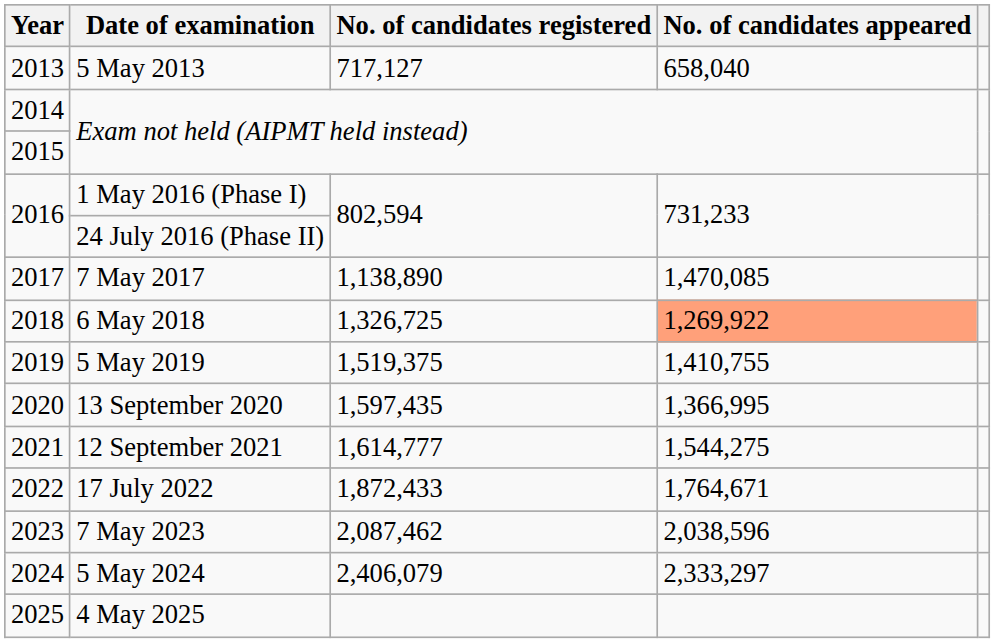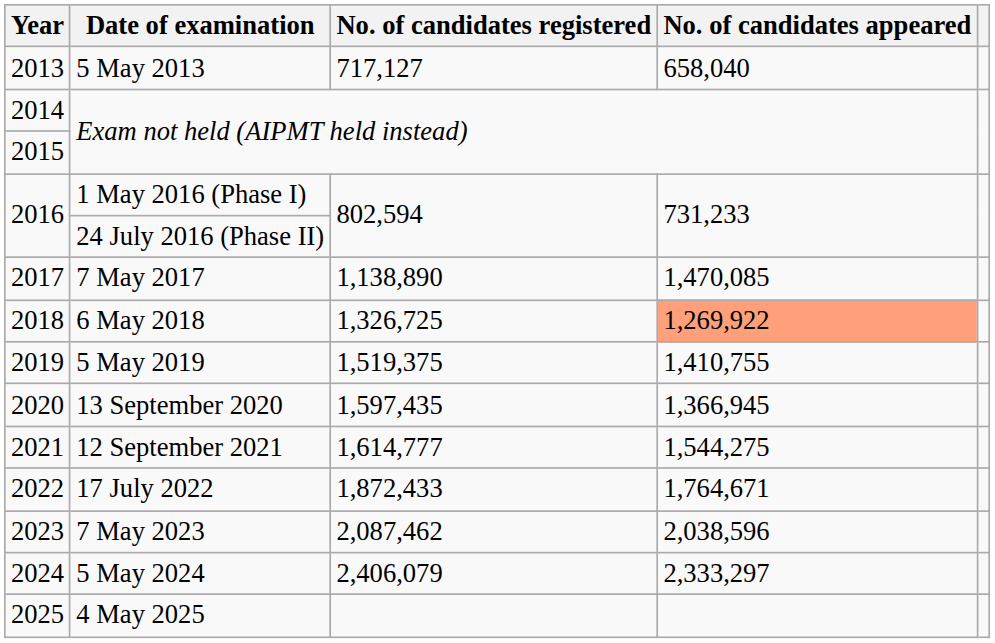(717, 404) 1,366,995 -> (717, 404) 1,366,945
